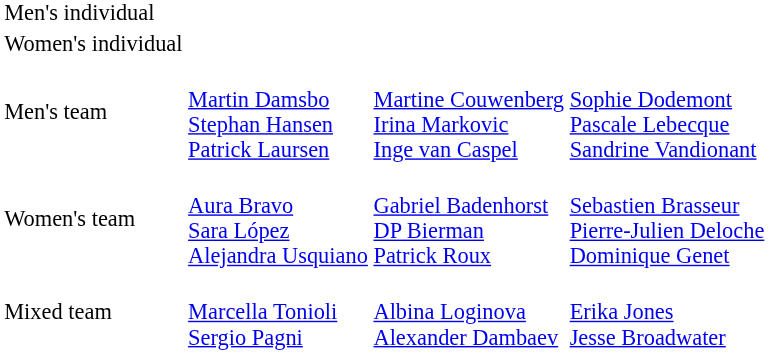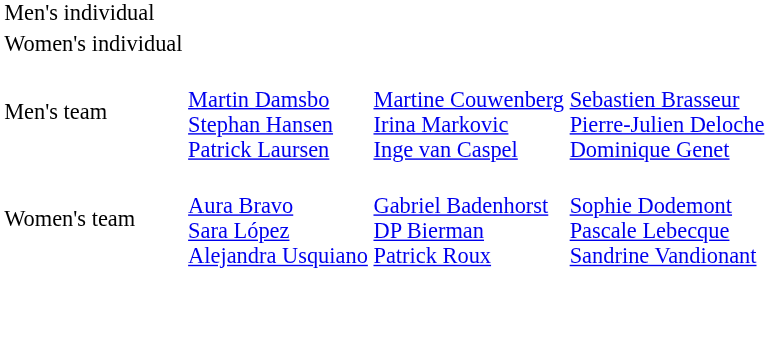(663, 124) Sophie Dodemont Pascale Lebecque Sandrine Vandionant -> (667, 124) Sebastien Brasseur Pierre-Julien Deloche Dominique Genet
(667, 230) Sebastien Brasseur Pierre-Julien Deloche Dominique Genet -> (663, 230) Sophie Dodemont Pascale Lebecque Sandrine Vandionant
- row: (58, 312)
